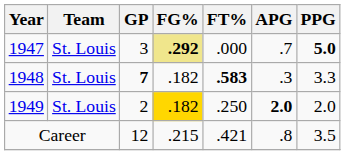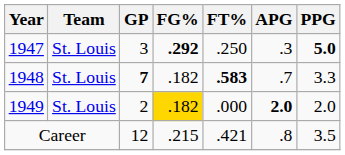(183, 48) khaki background -> (183, 48) no background
(232, 48) .000 -> (232, 48) .250
(286, 48) .7 -> (286, 48) .3
(286, 77) .3 -> (286, 77) .7
(232, 106) .250 -> (232, 106) .000
